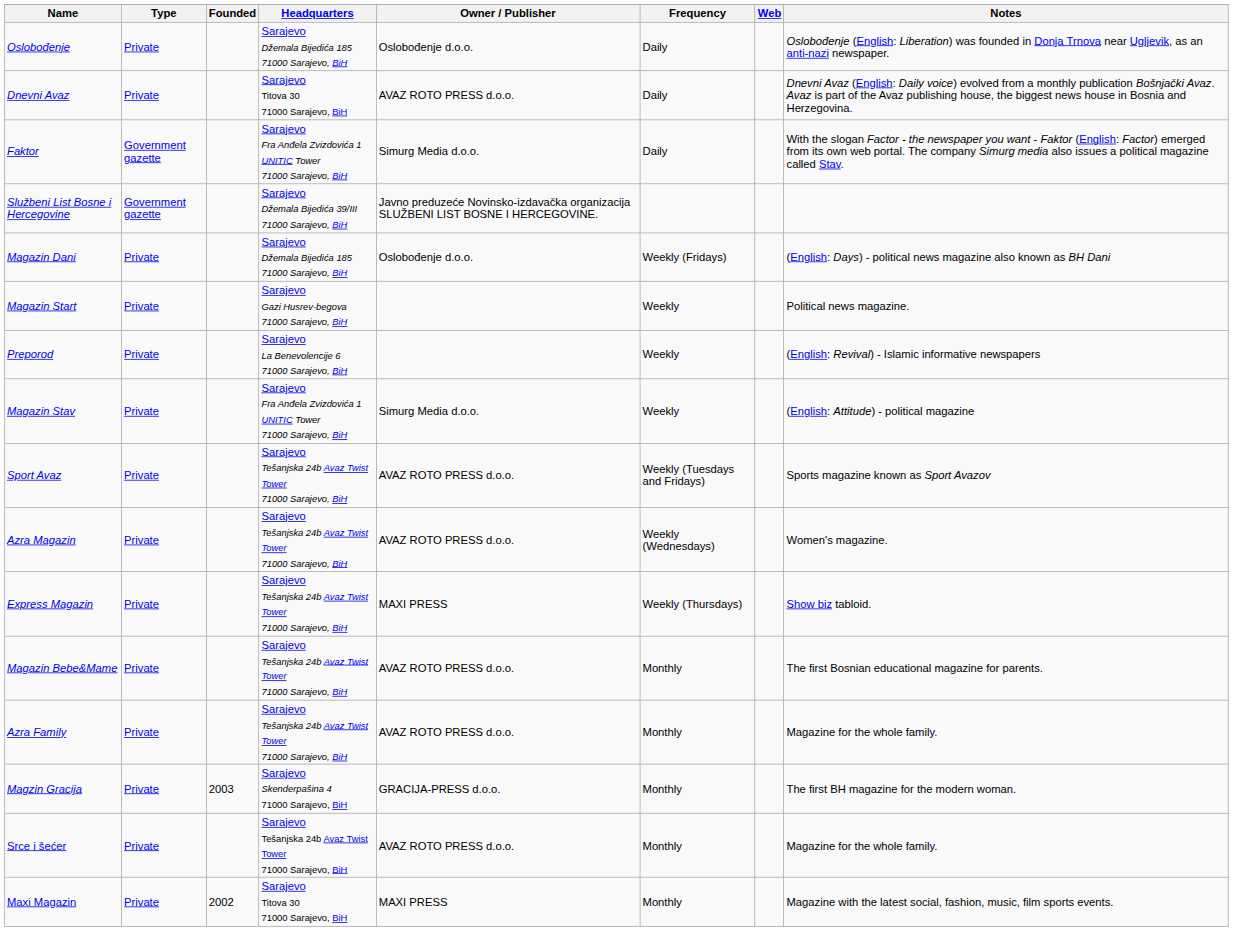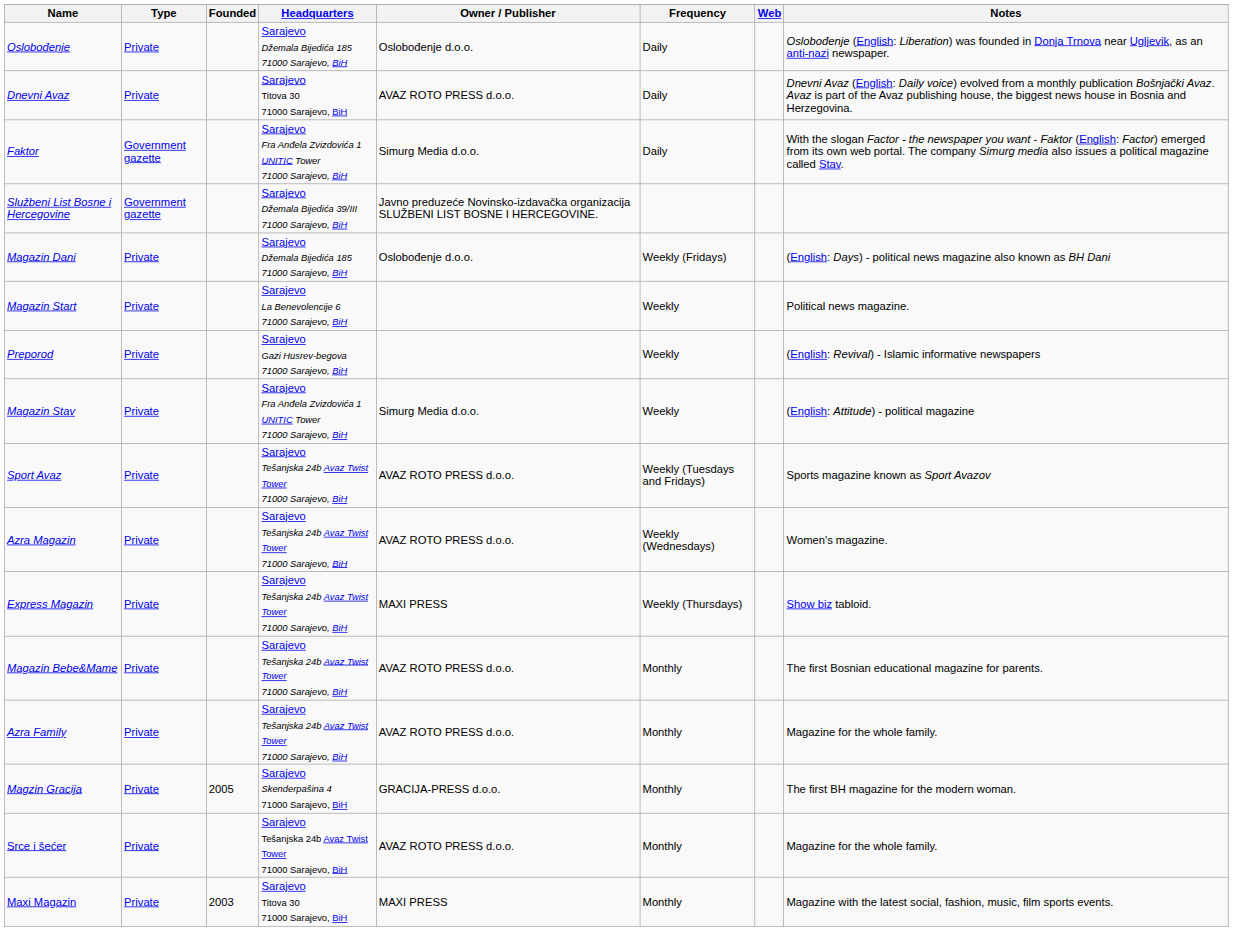(304, 306) Sarajevo Gazi Husrev-begova 71000 Sarajevo, BiH -> (304, 306) Sarajevo La Benevolencije 6 71000 Sarajevo, BiH
(304, 355) Sarajevo La Benevolencije 6 71000 Sarajevo, BiH -> (304, 355) Sarajevo Gazi Husrev-begova 71000 Sarajevo, BiH
(221, 789) 2003 -> (221, 789) 2005
(221, 902) 2002 -> (221, 902) 2003
